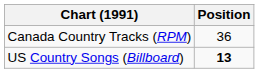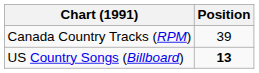(224, 36) 36 -> (224, 36) 39
